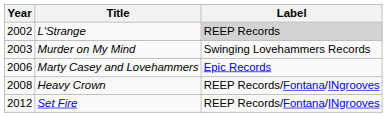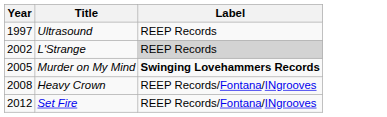+ row: (65, 31)
(20, 49) 2003 -> (20, 67) 2005
(287, 49) normal -> (230, 67) bold
- row: (118, 67)
